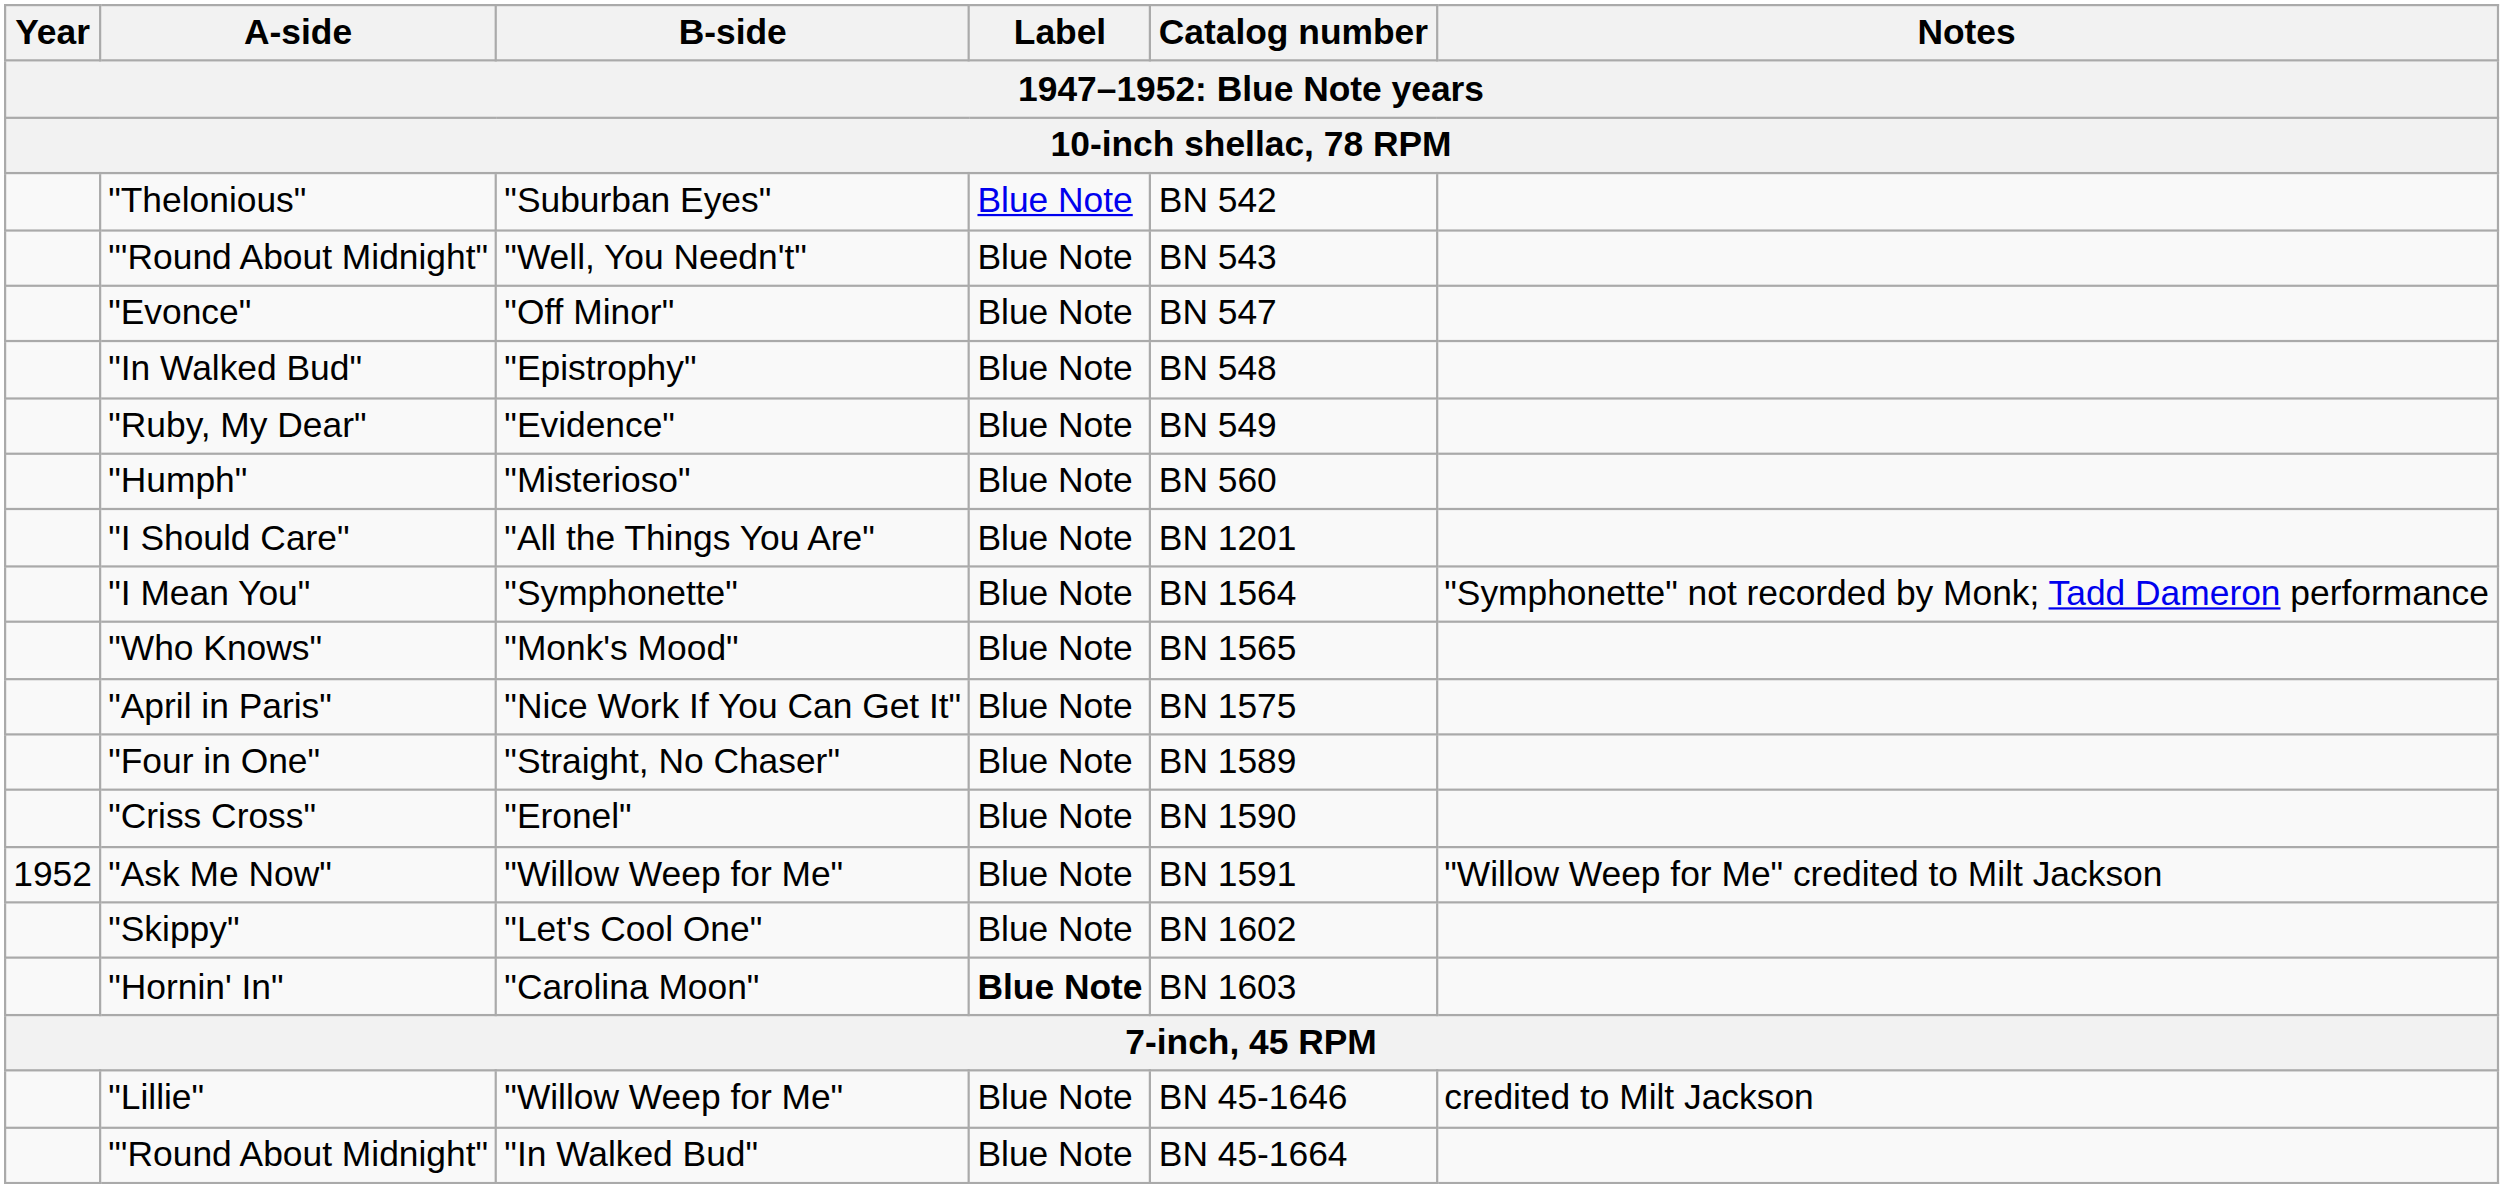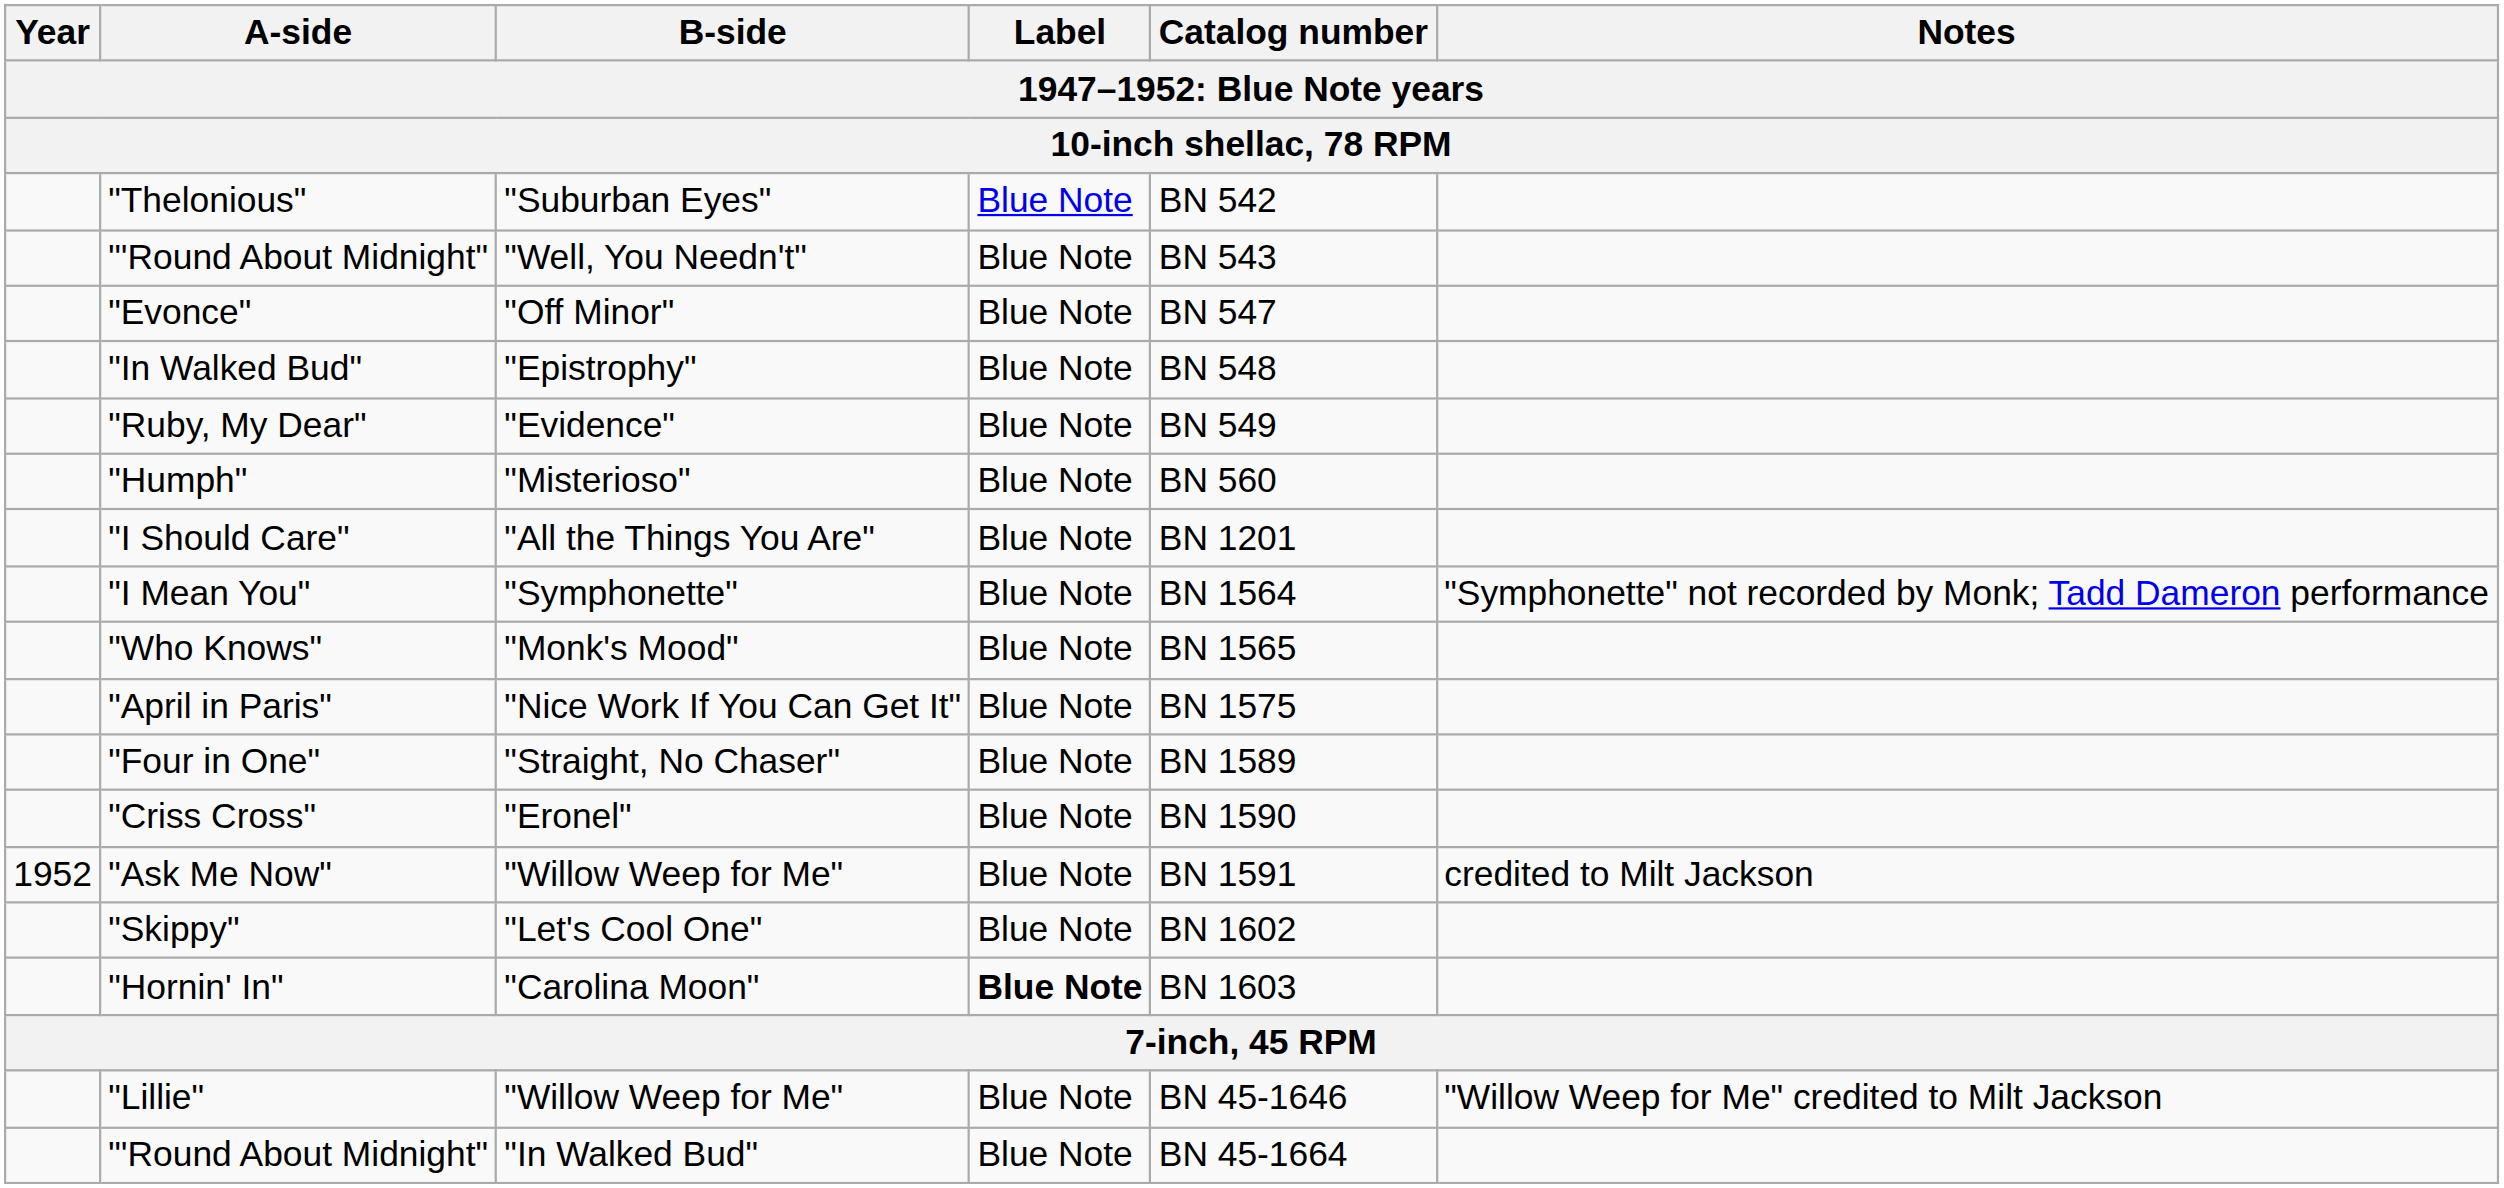(1803, 873) "Willow Weep for Me" credited to Milt Jackson -> (1629, 873) credited to Milt Jackson
(1629, 1098) credited to Milt Jackson -> (1803, 1098) "Willow Weep for Me" credited to Milt Jackson
